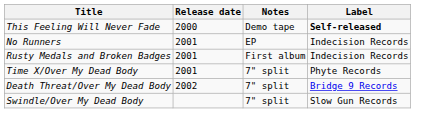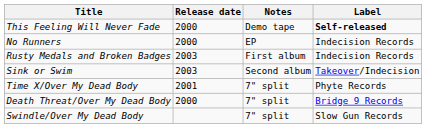(186, 41) 2001 -> (186, 41) 2000
(186, 56) 2001 -> (186, 56) 2003
+ row: (39, 71)
(186, 86) 2002 -> (186, 101) 2000
